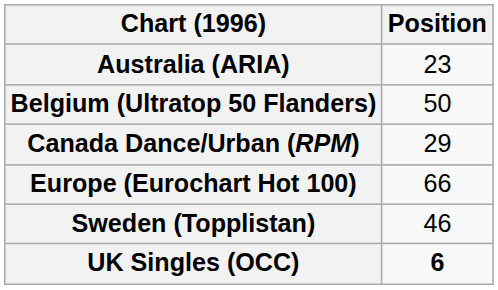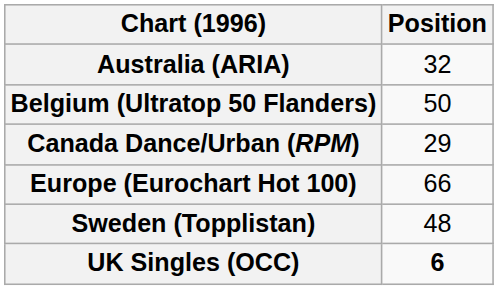(437, 64) 23 -> (437, 64) 32
(437, 223) 46 -> (437, 223) 48
